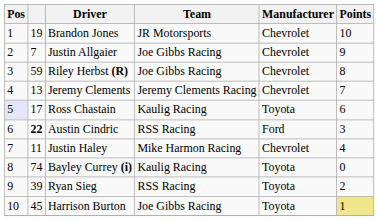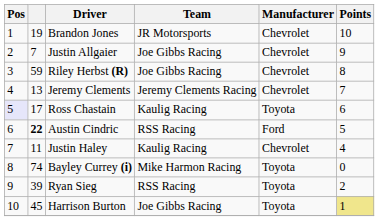(342, 128) 3 -> (342, 128) 5
(189, 148) Mike Harmon Racing -> (172, 148) Kaulig Racing
(172, 167) Kaulig Racing -> (189, 167) Mike Harmon Racing
